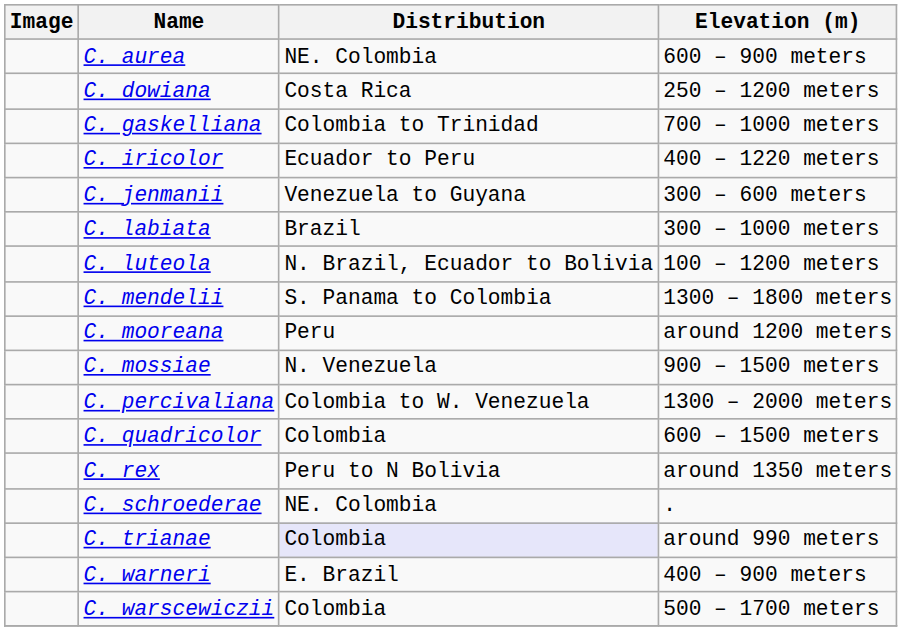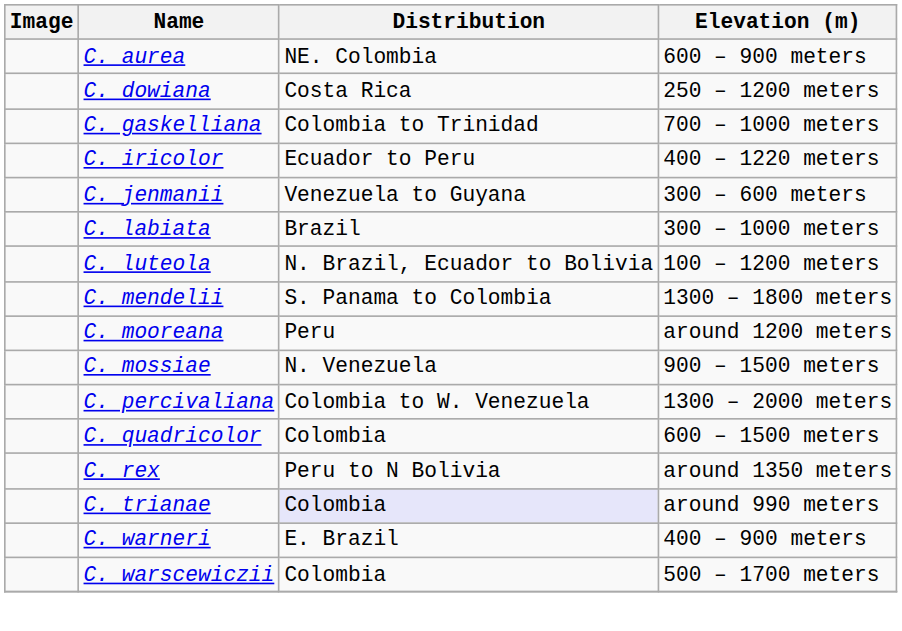- row: (173, 506)
